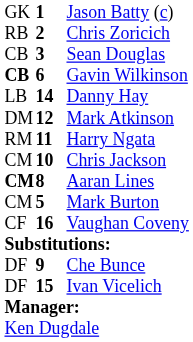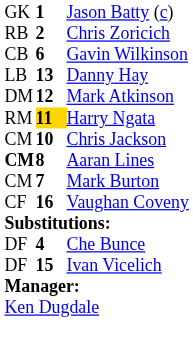- row: (116, 54)
(17, 75) bold -> (16, 54) normal
(44, 96) 14 -> (44, 75) 13
(44, 138) no background -> (44, 117) gold background
(40, 202) 5 -> (40, 181) 7
(40, 265) 9 -> (40, 244) 4
